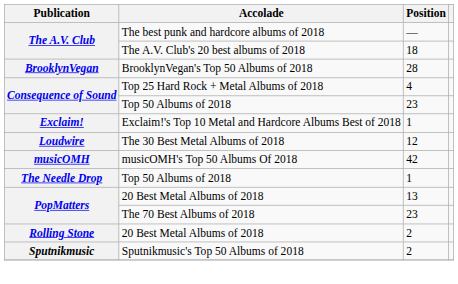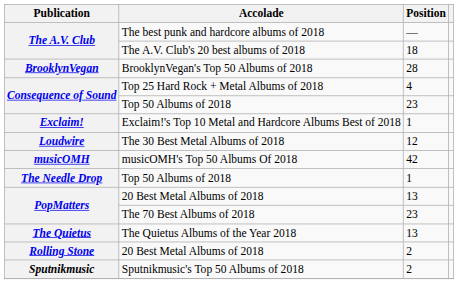+ row: (62, 232)
